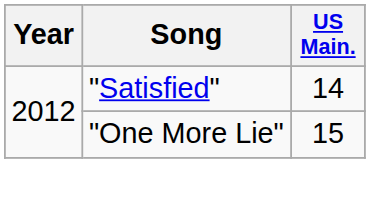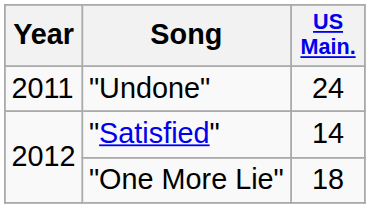+ row: (150, 88)
(328, 133) 15 -> (328, 179) 18
